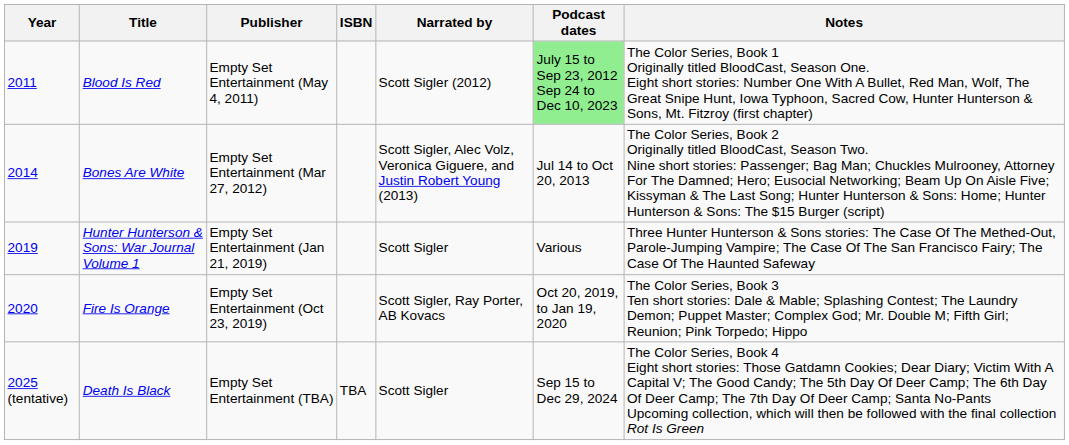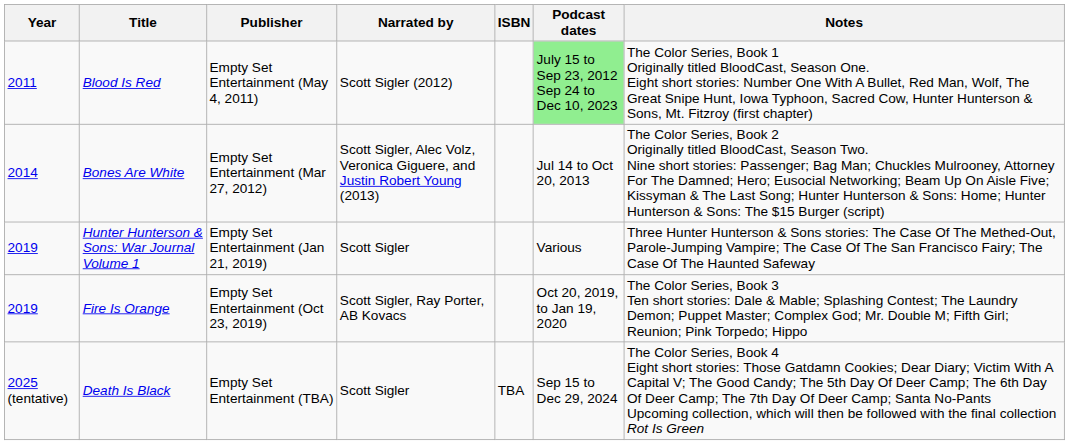columns swapped: (356, 22) <-> (454, 22)
(23, 308) 2020 -> (23, 308) 2019
